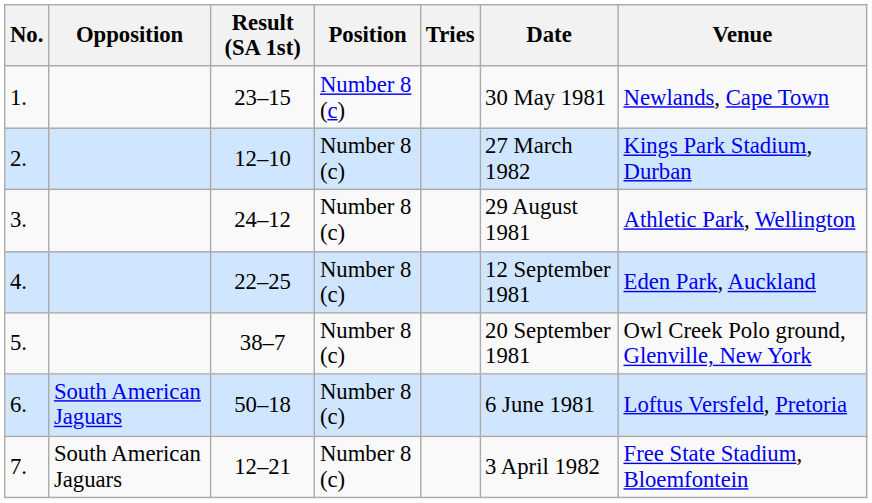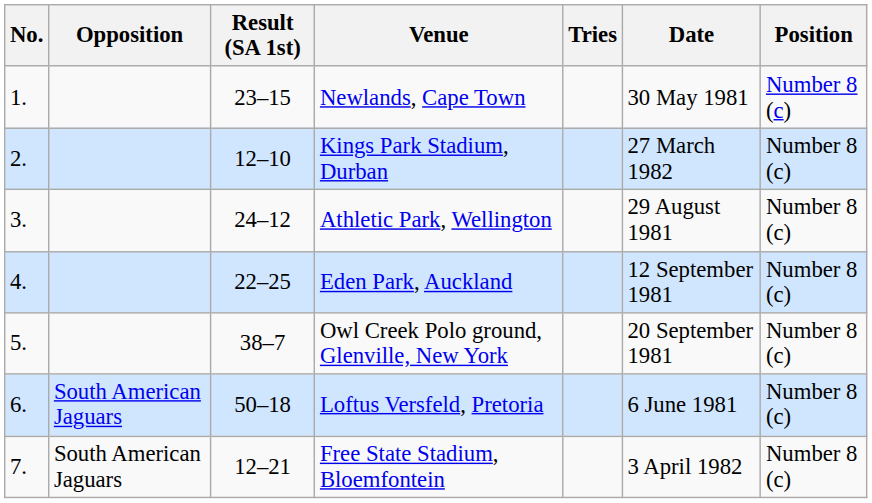columns swapped: (368, 35) <-> (742, 35)
